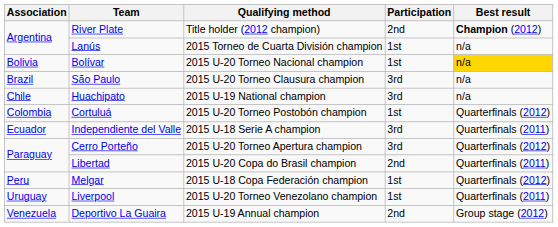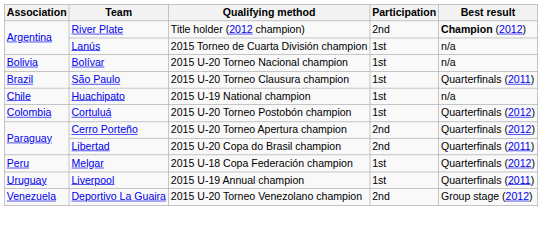(463, 63) gold background -> (448, 63) no background
(395, 79) 3rd -> (379, 79) 1st
(463, 79) n/a -> (488, 79) Quarterfinals (2011)
(395, 96) 3rd -> (379, 96) 1st
- row: (126, 130)
(395, 146) 3rd -> (381, 130) 2nd
(282, 197) 2015 U-20 Torneo Venezolano champion -> (237, 180) 2015 U-19 Annual champion
(253, 213) 2015 U-19 Annual champion -> (266, 197) 2015 U-20 Torneo Venezolano champion
